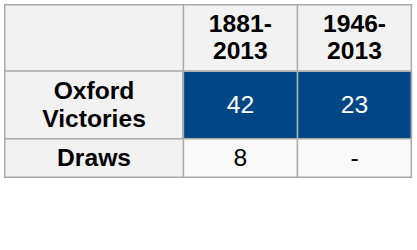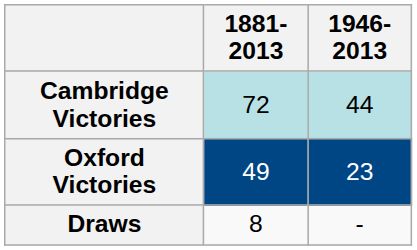+ row: (104, 104)
(240, 104) 42 -> (256, 171) 49
